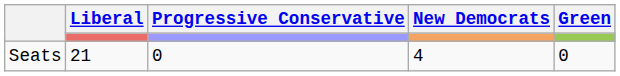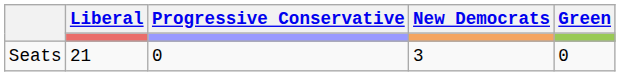(418, 56) 4 -> (418, 56) 3
